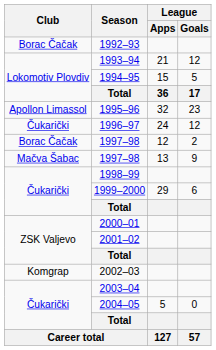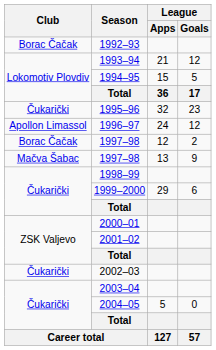(48, 110) Apollon Limassol -> (48, 110) Čukarički
(48, 126) Čukarički -> (48, 126) Apollon Limassol
(48, 272) Komgrap -> (48, 272) Čukarički
